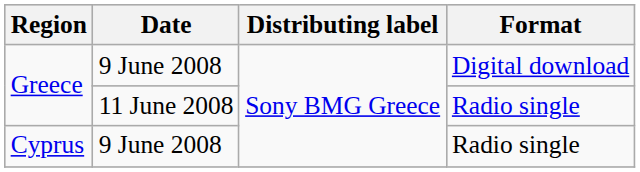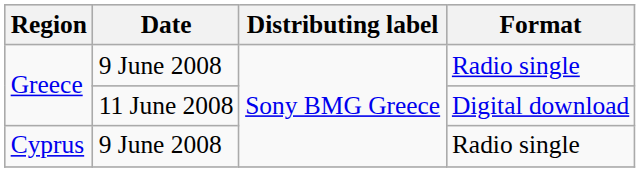(541, 65) Digital download -> (516, 65) Radio single
(516, 105) Radio single -> (541, 105) Digital download
